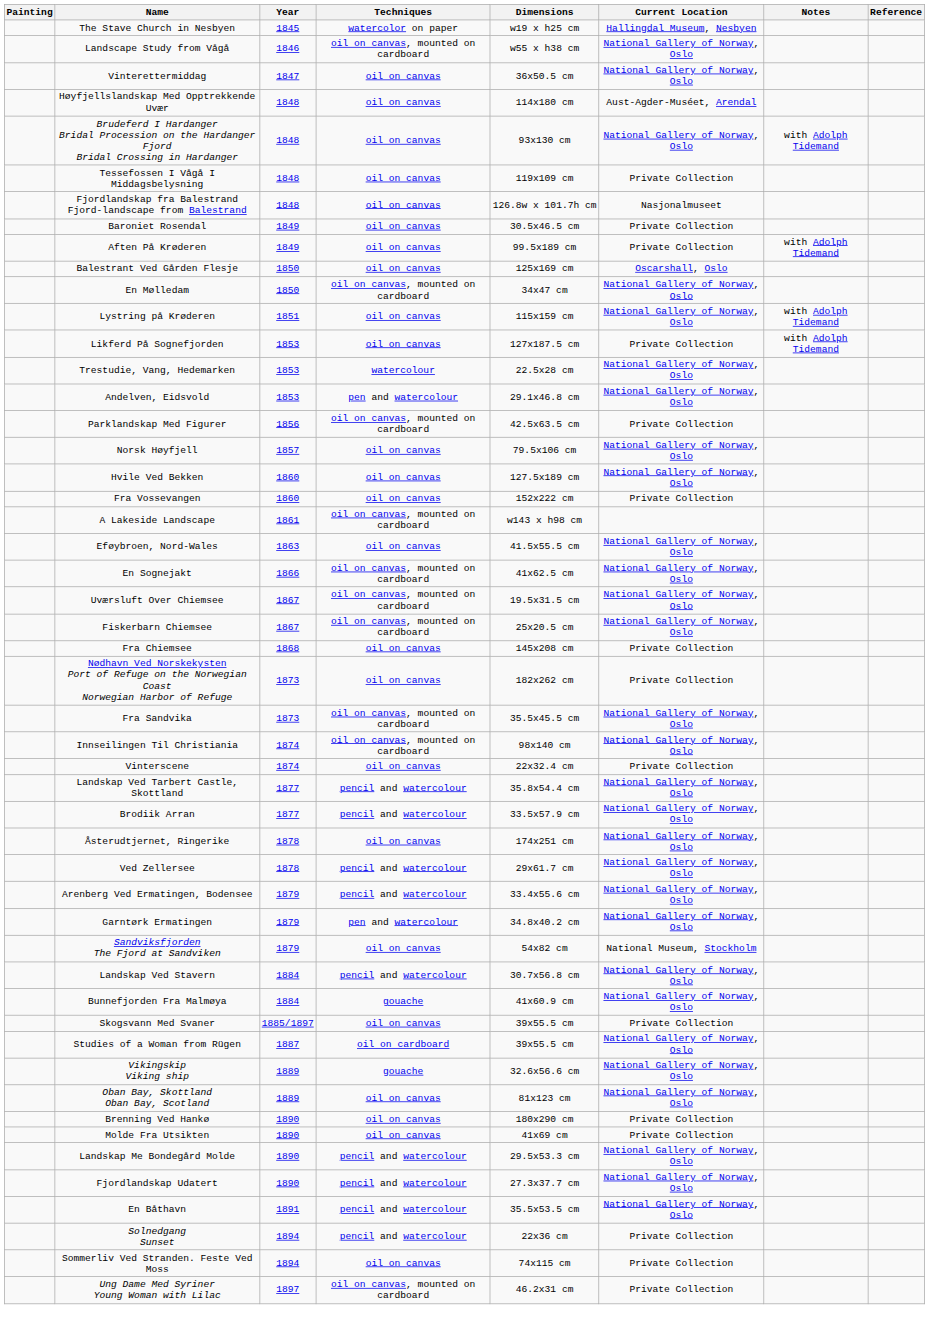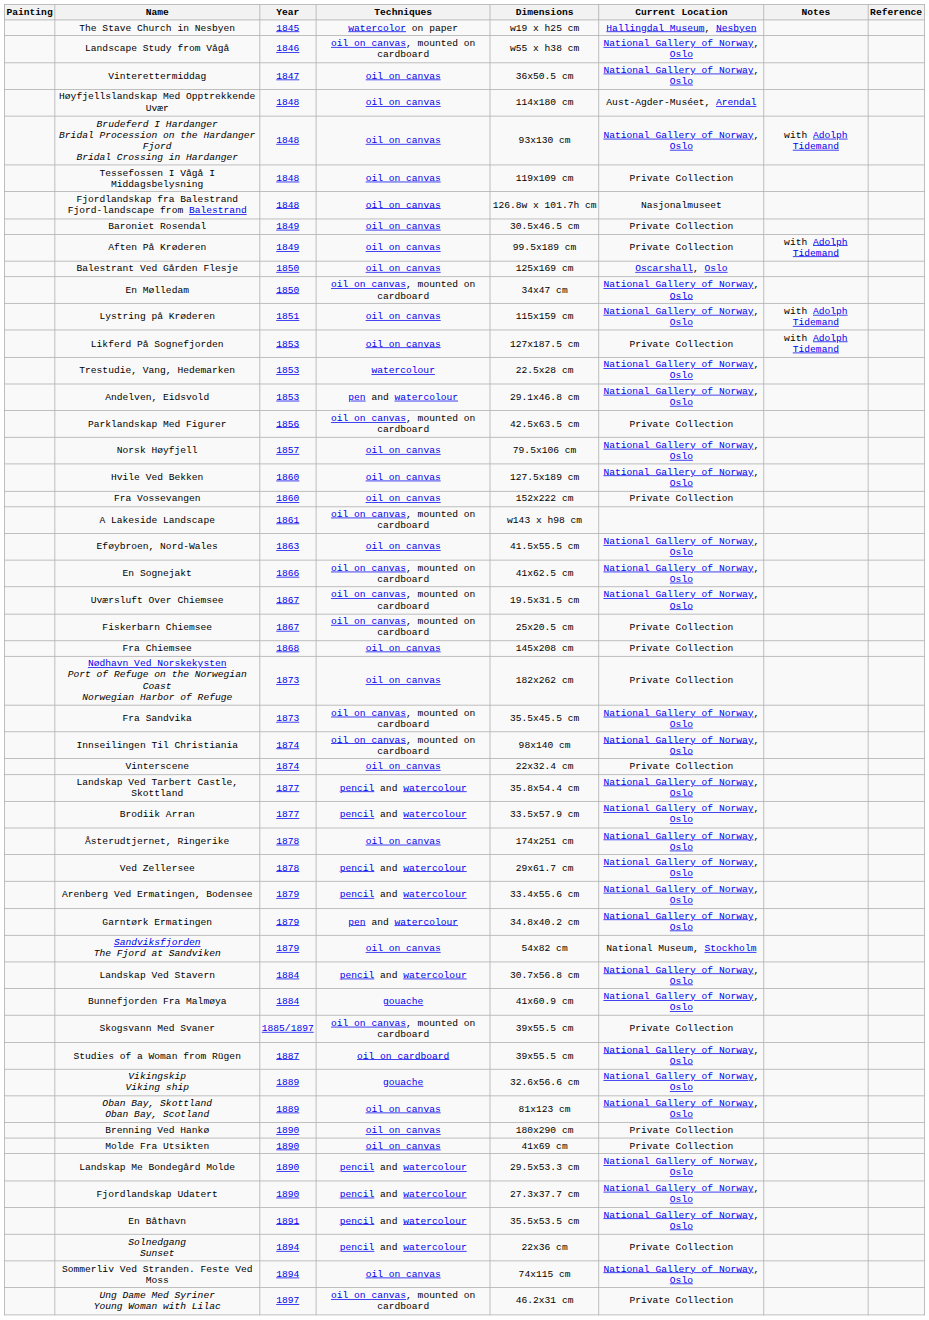(681, 627) National Gallery of Norway, Oslo -> (681, 627) Private Collection
(403, 1023) oil on canvas -> (403, 1029) oil on canvas, mounted on cardboard
(681, 1263) Private Collection -> (681, 1274) National Gallery of Norway, Oslo
